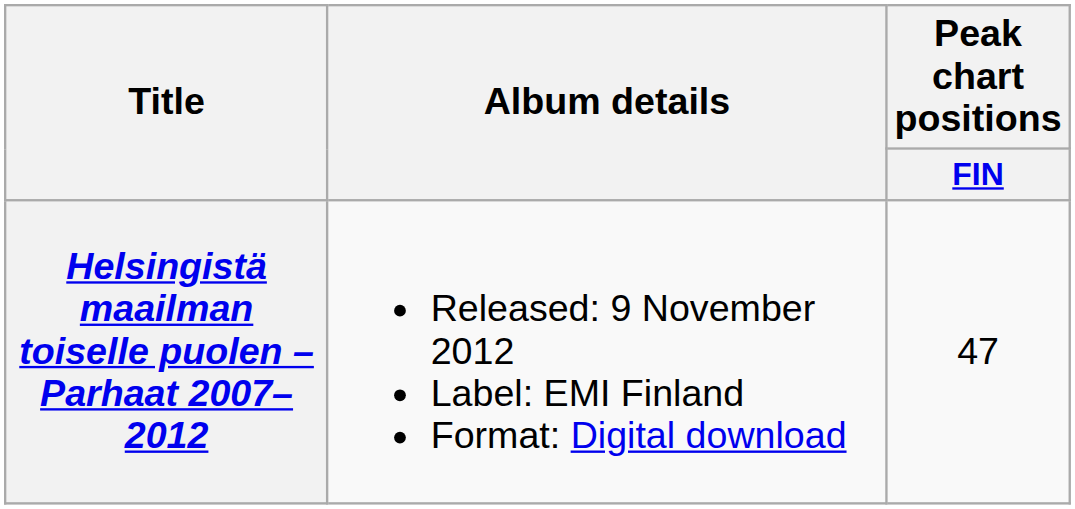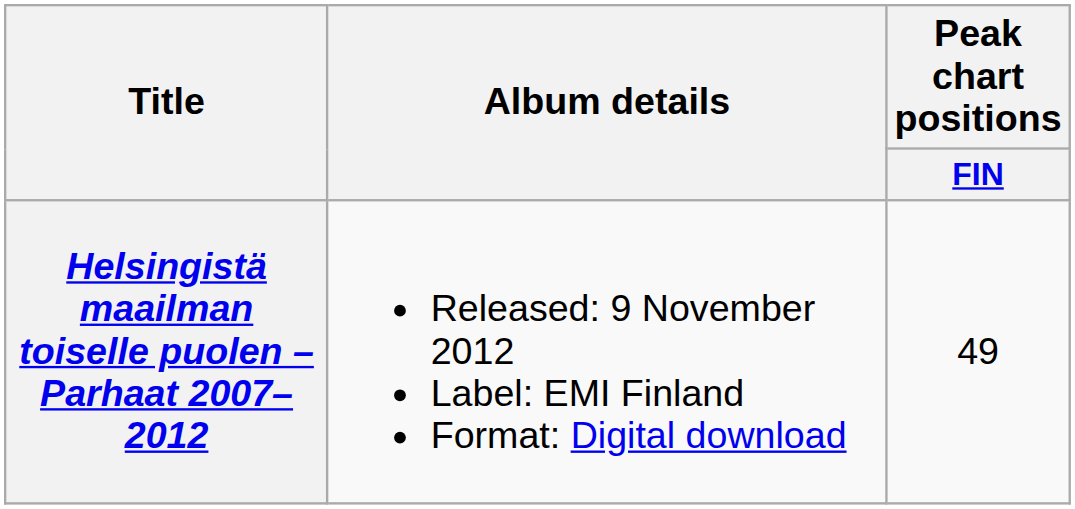(978, 351) 47 -> (978, 351) 49
